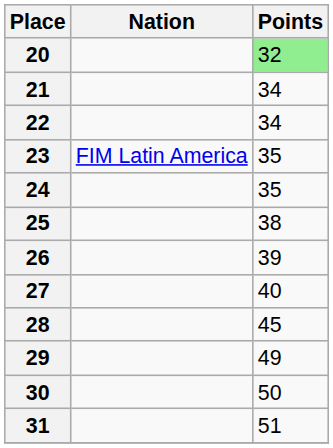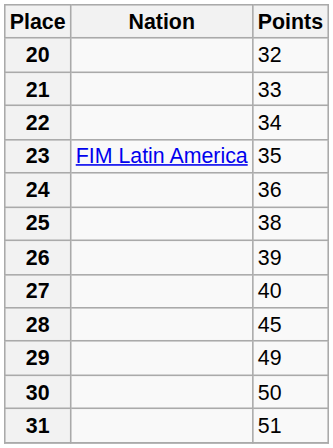(270, 55) lightgreen background -> (270, 55) no background
(270, 89) 34 -> (270, 89) 33
(270, 189) 35 -> (270, 189) 36
